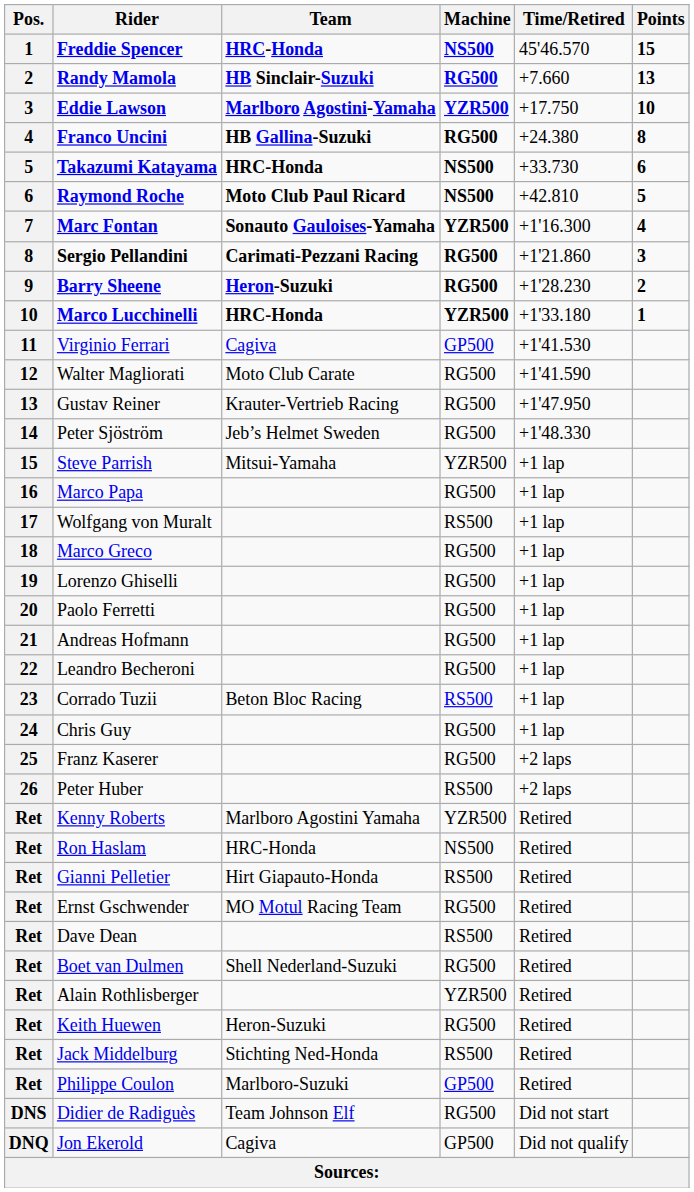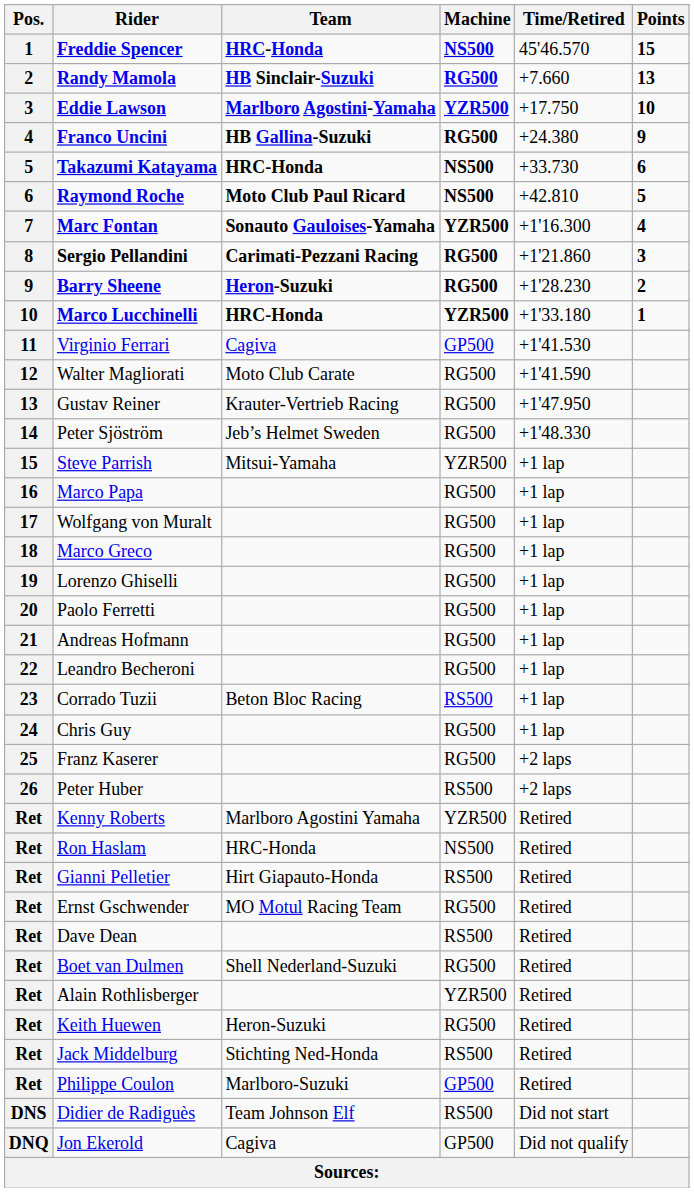(641, 137) 8 -> (641, 137) 9
(468, 522) RS500 -> (470, 522) RG500
(470, 1113) RG500 -> (468, 1113) RS500
